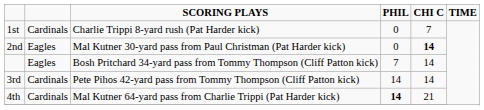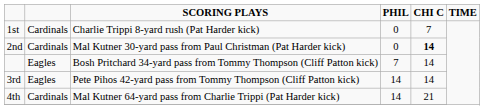(42, 46) Eagles -> (48, 46) Cardinals
(48, 79) Cardinals -> (42, 79) Eagles
(396, 96) bold -> (396, 96) normal
